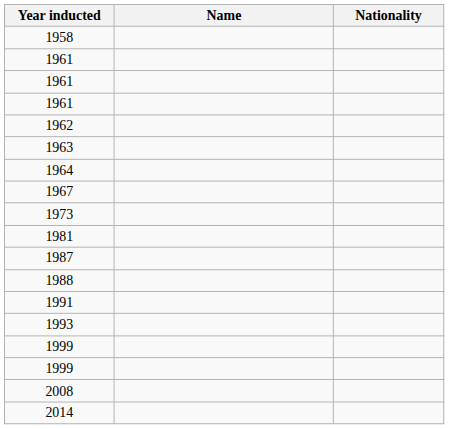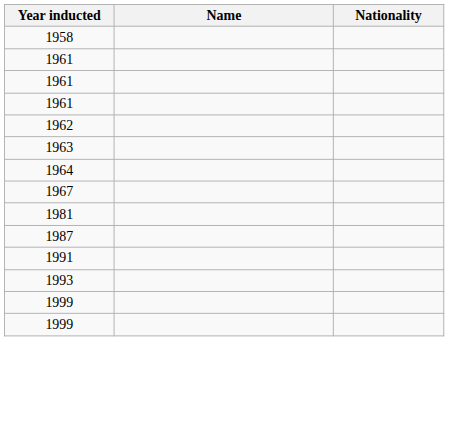- row: (59, 214)
- row: (59, 280)
- row: (59, 390)
- row: (59, 412)
